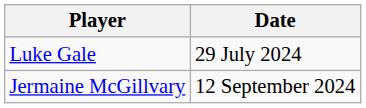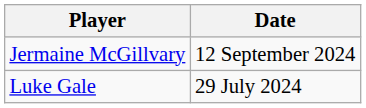rows swapped: (53, 53) <-> (97, 86)
